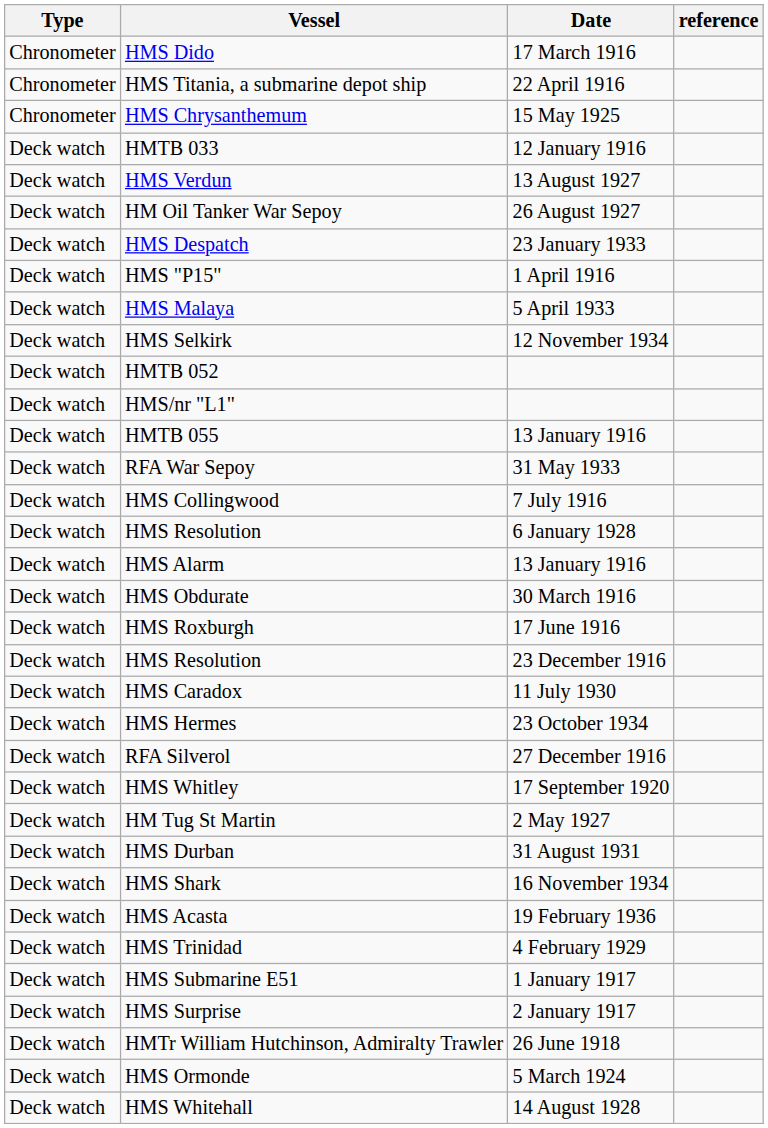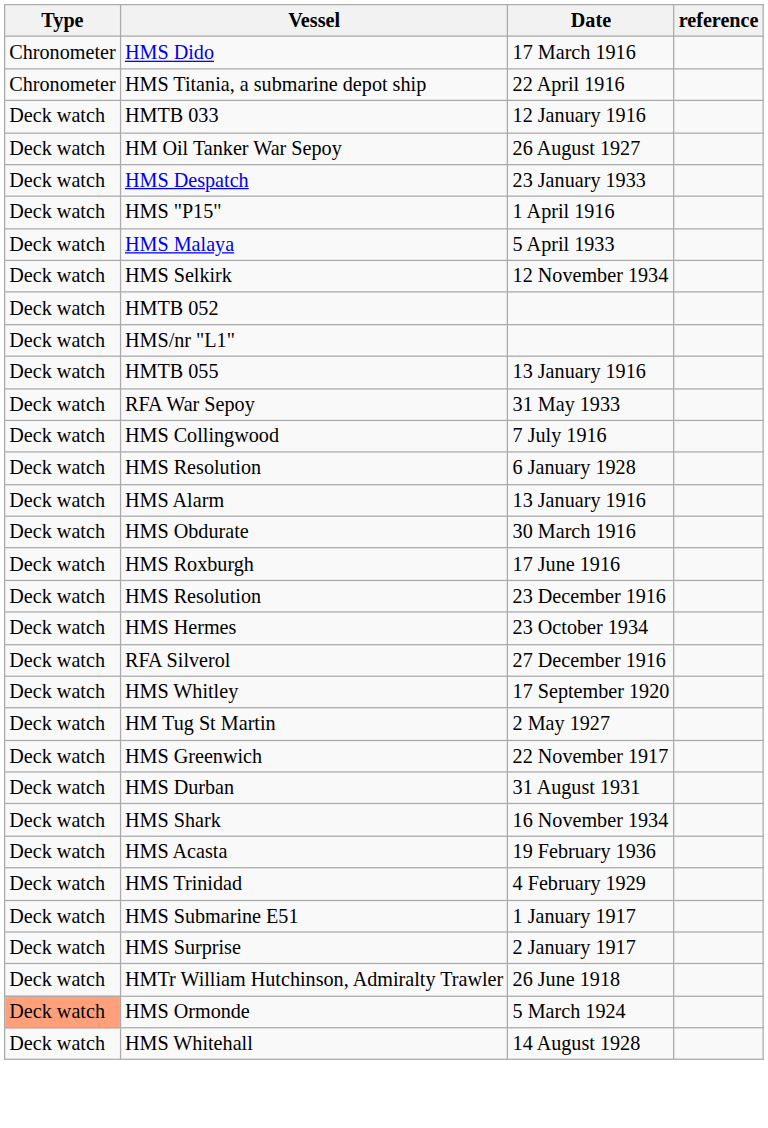- row: (216, 116)
- row: (178, 180)
- row: (183, 691)
+ row: (194, 755)
(57, 1075) no background -> (57, 1011) lightsalmon background
